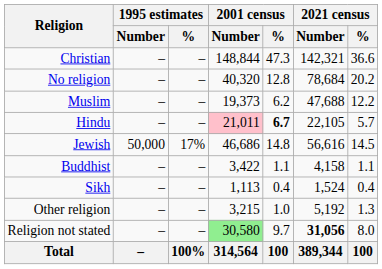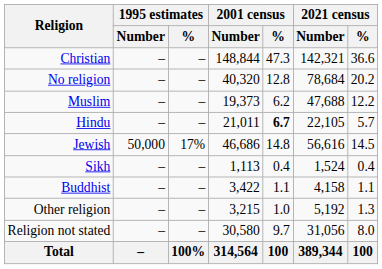(241, 123) pink background -> (241, 123) no background
rows swapped: (98, 187) <-> (86, 166)
(241, 230) lightgreen background -> (241, 230) no background
(326, 230) bold -> (326, 230) normal
